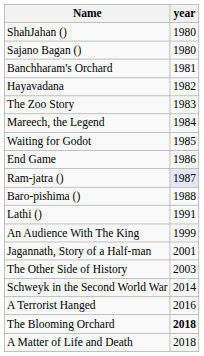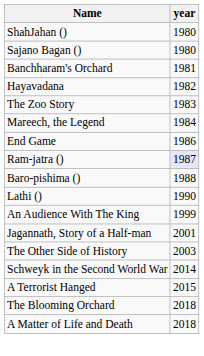- row: (49, 141)
(184, 214) 1991 -> (184, 196) 1990
(184, 305) 2016 -> (184, 287) 2015
(184, 324) bold -> (184, 305) normal
